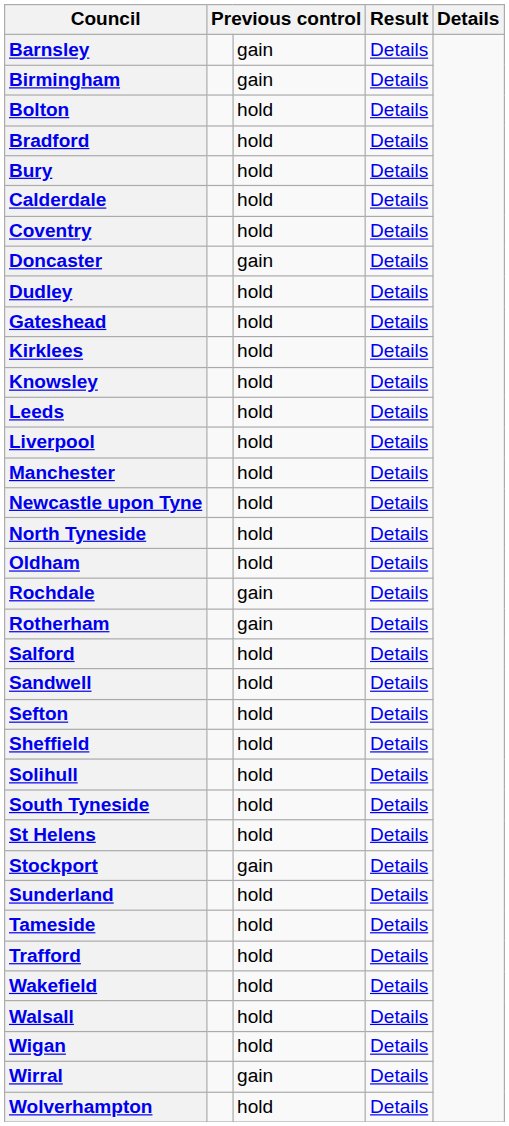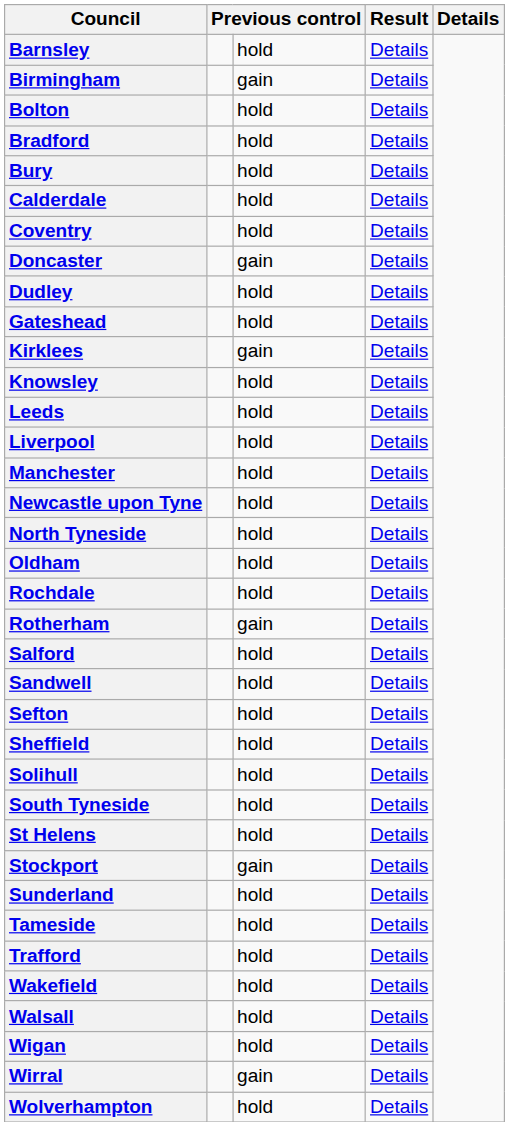(255, 49) gain -> (255, 49) hold
(255, 351) hold -> (255, 351) gain
(255, 593) gain -> (255, 593) hold
